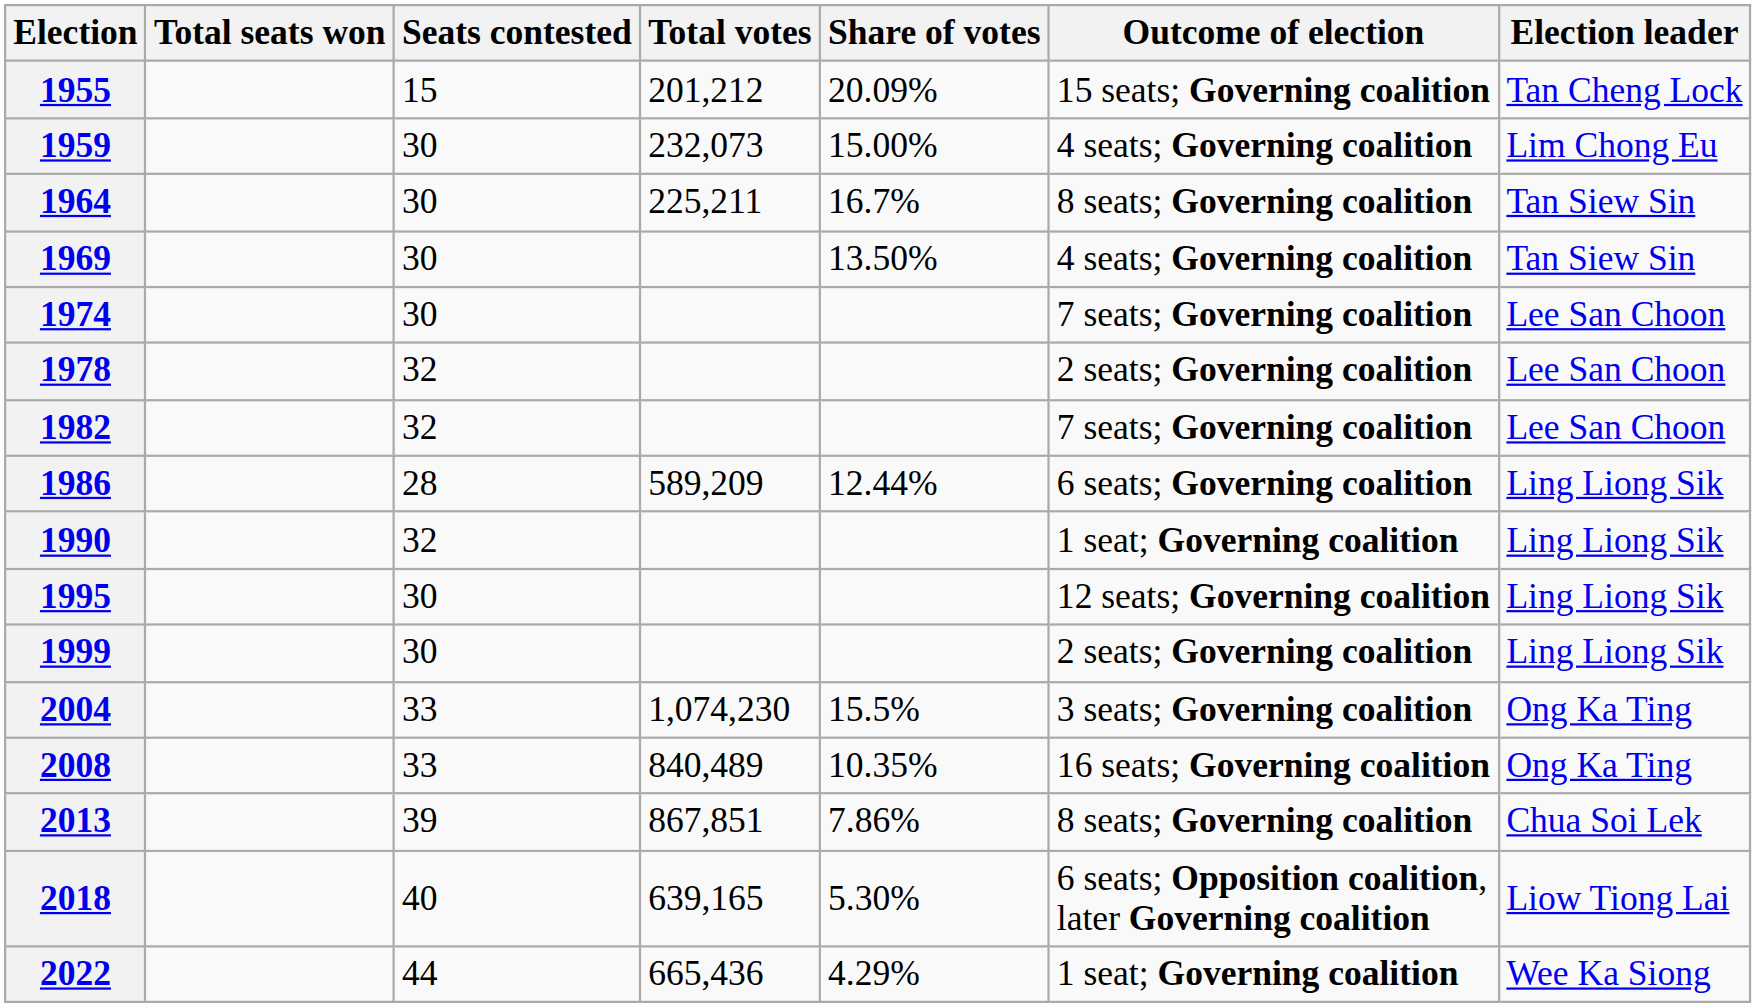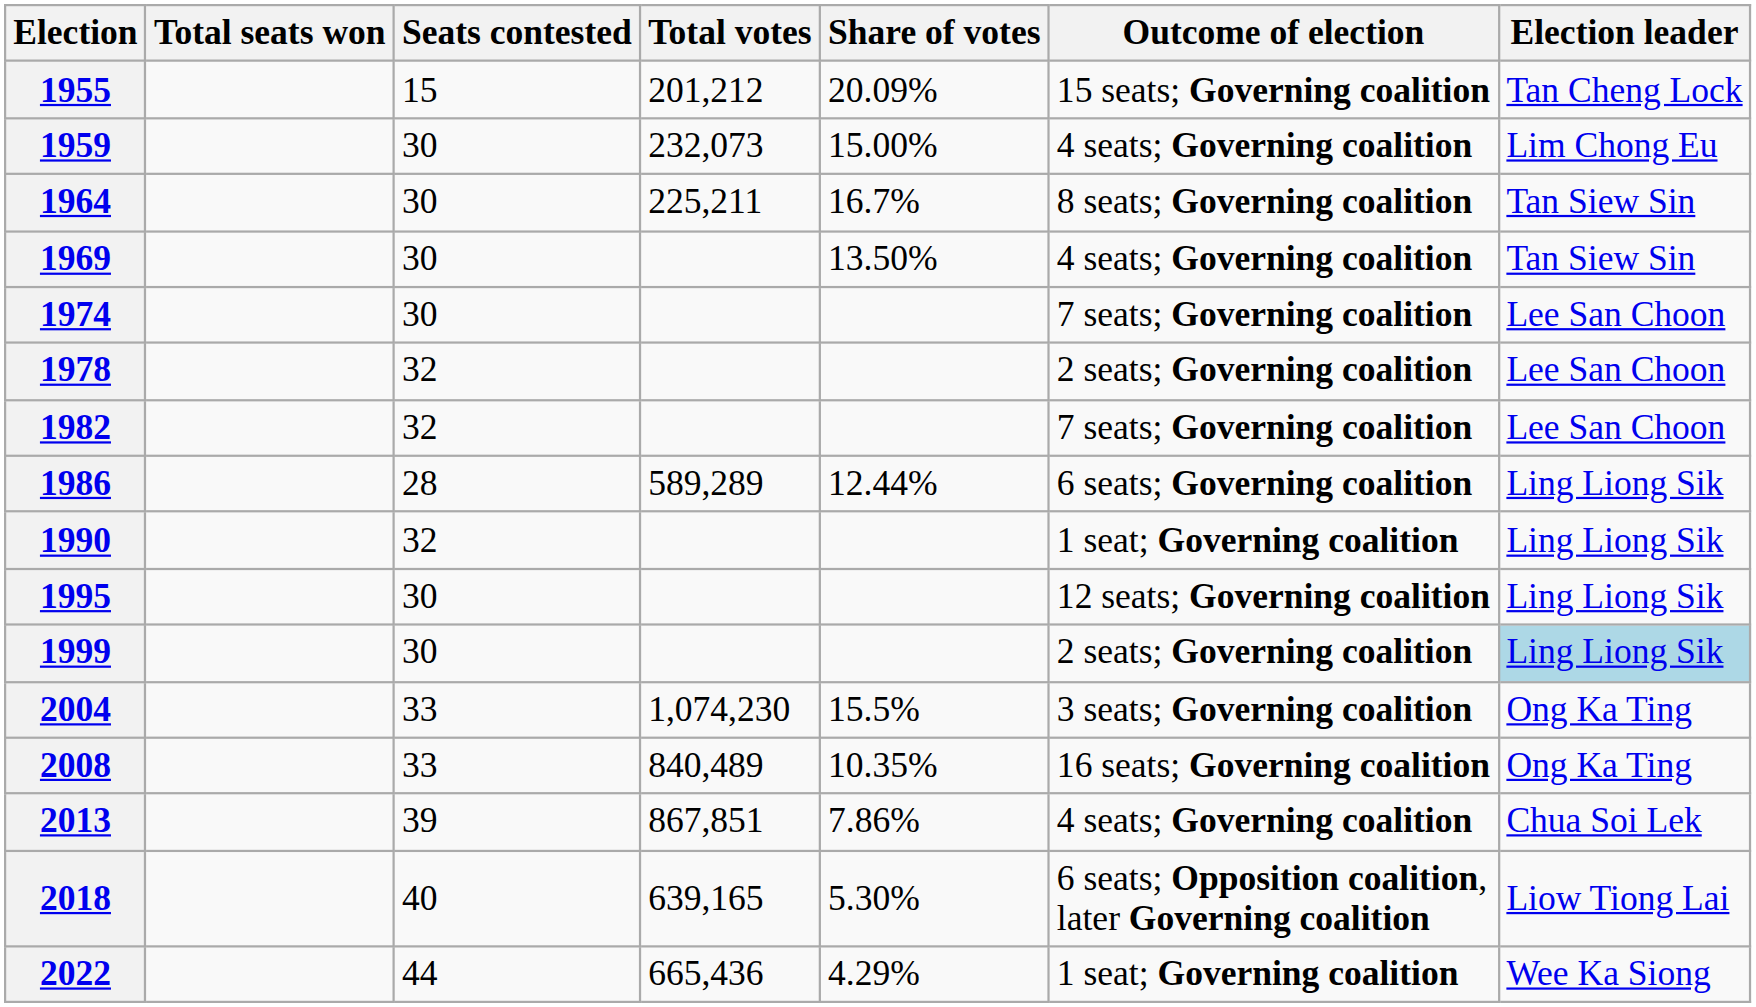(706, 483) 589,209 -> (706, 483) 589,289
(1615, 652) no background -> (1615, 652) lightblue background
(1265, 821) 8 seats; Governing coalition -> (1265, 821) 4 seats; Governing coalition
